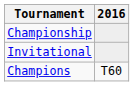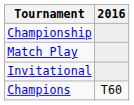+ row: (42, 52)
